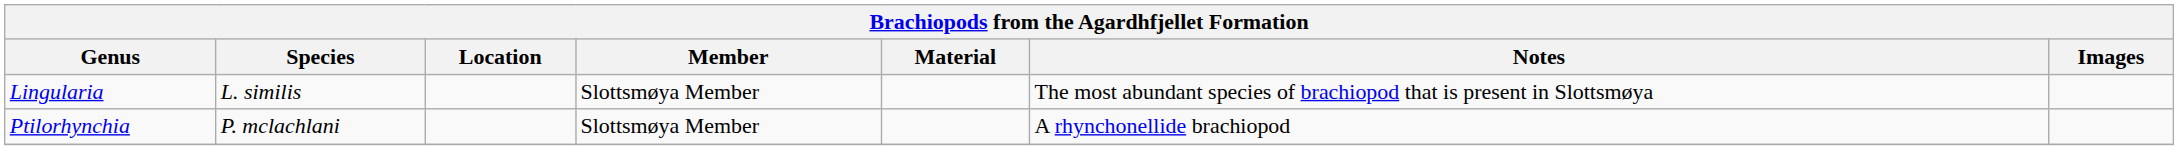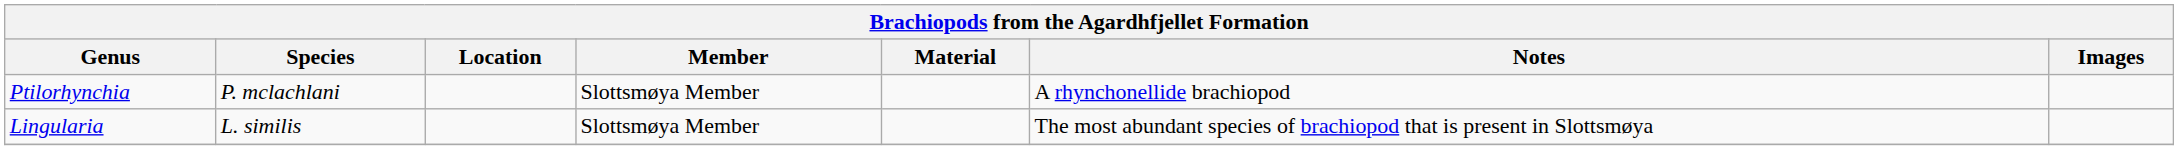rows swapped: (57, 91) <-> (70, 126)
